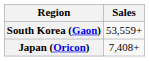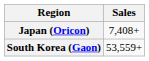rows swapped: (54, 47) <-> (54, 30)
